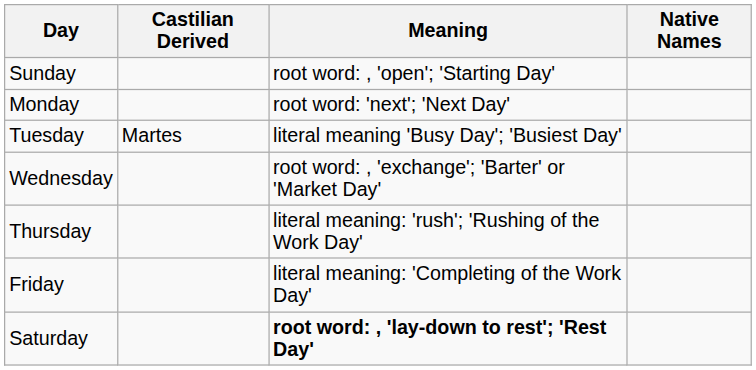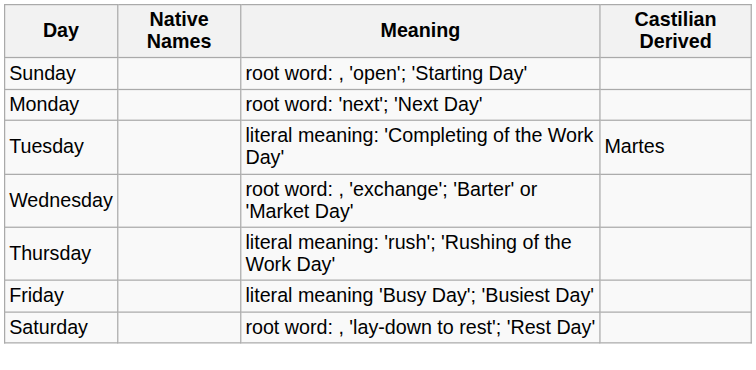columns swapped: (689, 31) <-> (193, 31)
(447, 135) literal meaning 'Busy Day'; 'Busiest Day' -> (419, 146) literal meaning: 'Completing of the Work Day'
(447, 284) literal meaning: 'Completing of the Work Day' -> (420, 295) literal meaning 'Busy Day'; 'Busiest Day'
(440, 338) bold -> (420, 327) normal
